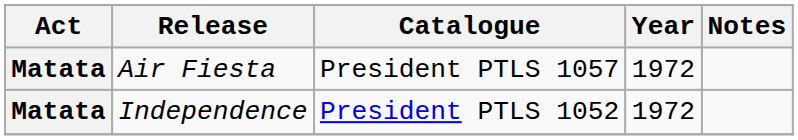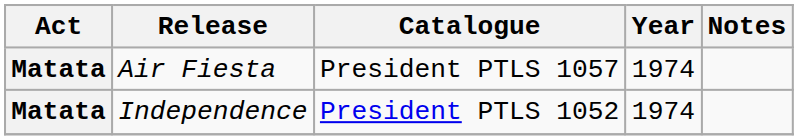(663, 69) 1972 -> (663, 69) 1974
(663, 112) 1972 -> (663, 112) 1974
